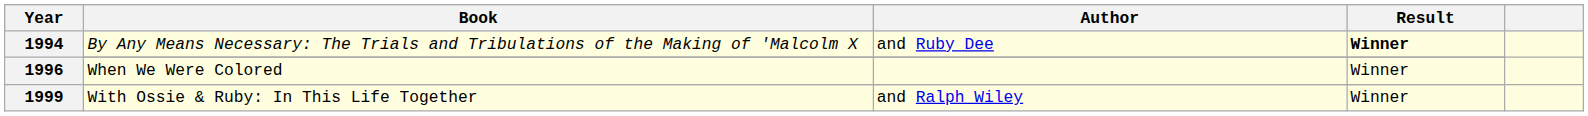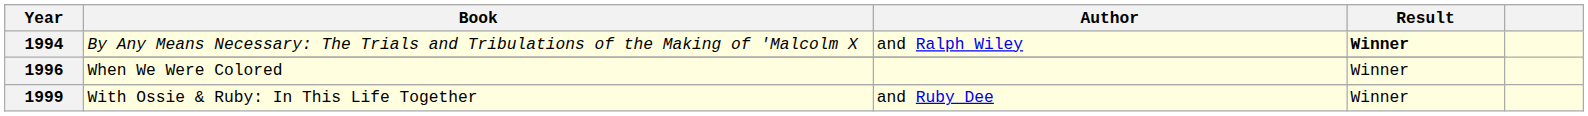(935, 44) and Ruby Dee -> (950, 44) and Ralph Wiley
(950, 97) and Ralph Wiley -> (935, 97) and Ruby Dee
